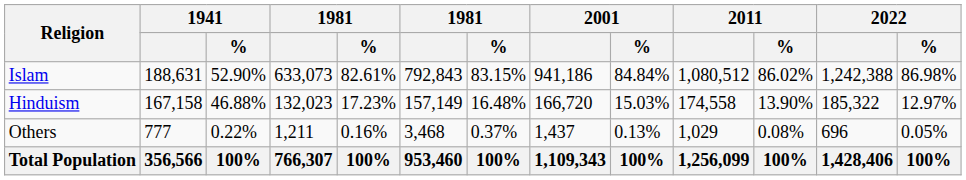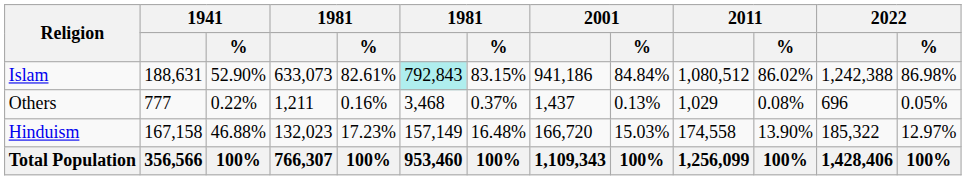(433, 75) no background -> (433, 75) paleturquoise background
rows swapped: (44, 103) <-> (33, 132)
